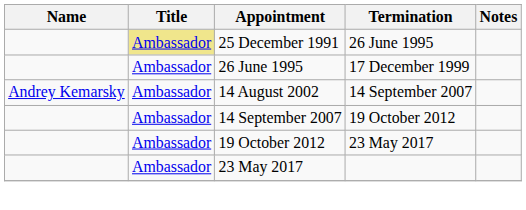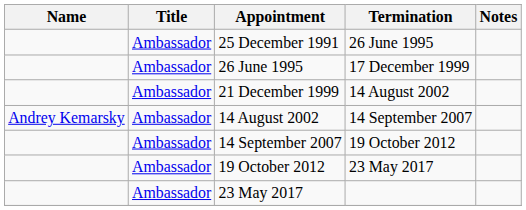(172, 42) khaki background -> (172, 42) no background
+ row: (279, 92)
